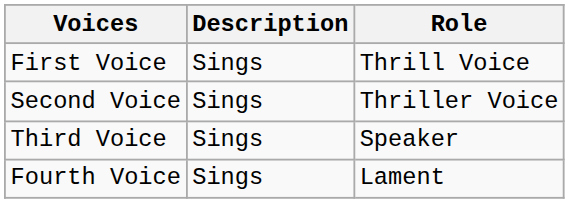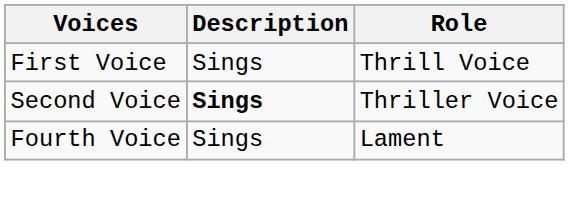(228, 101) normal -> (228, 101) bold
- row: (89, 140)
